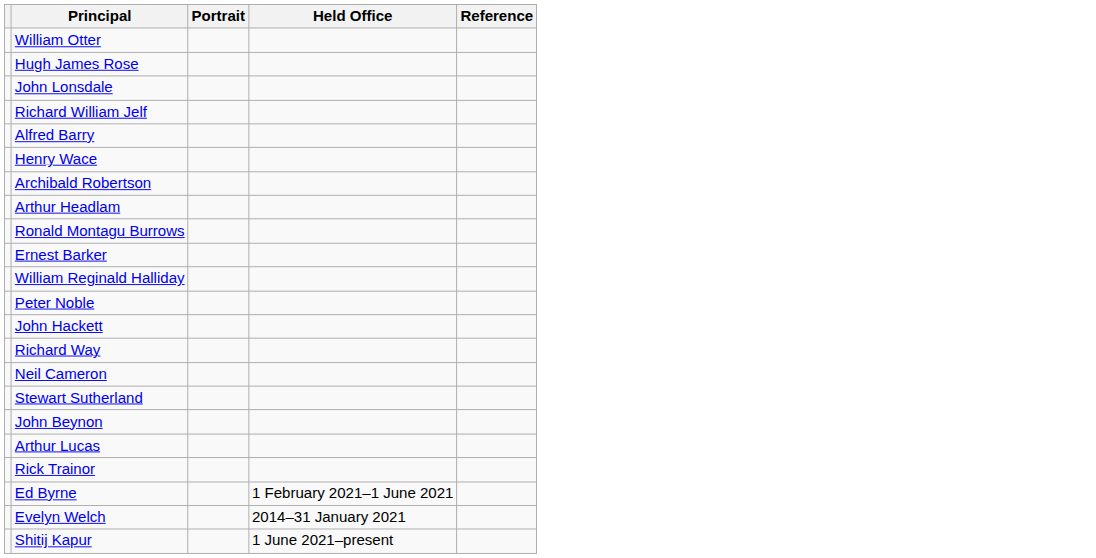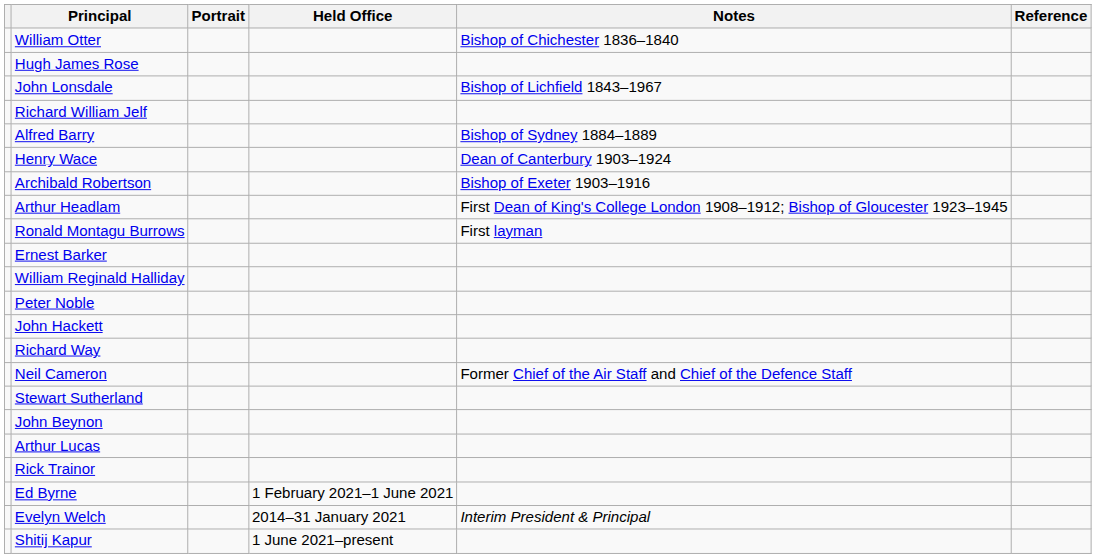+ column: (734, 16)
